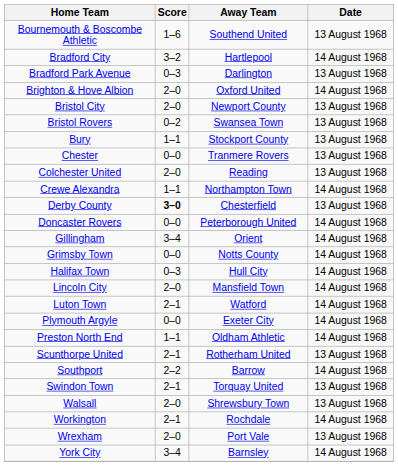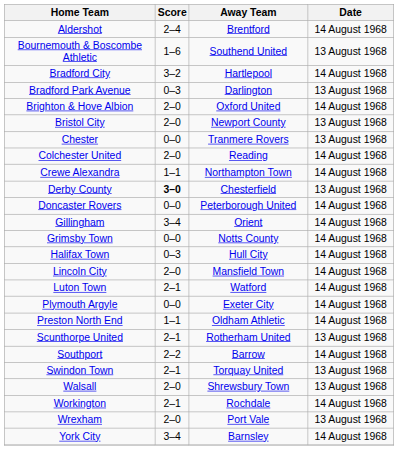+ row: (80, 29)
- row: (80, 123)
- row: (80, 139)
(351, 172) 13 August 1968 -> (351, 156) 14 August 1968
